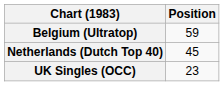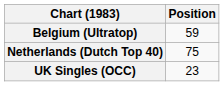(192, 52) 45 -> (192, 52) 75
